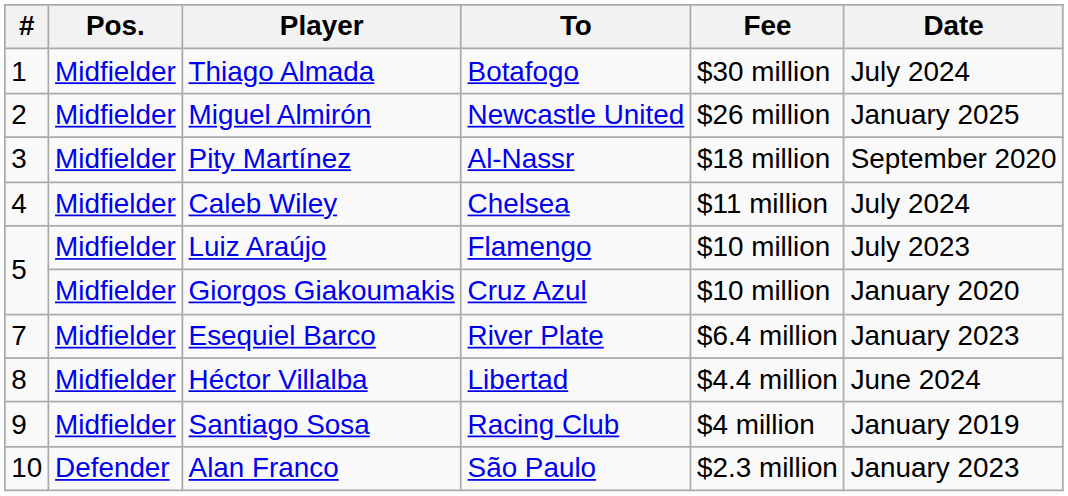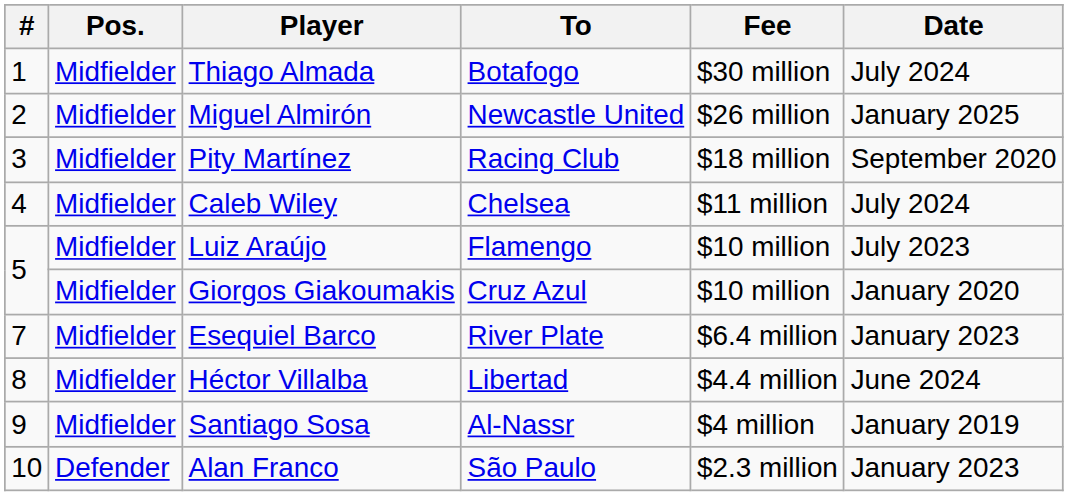(521, 159) Al-Nassr -> (543, 159) Racing Club
(543, 423) Racing Club -> (521, 423) Al-Nassr
